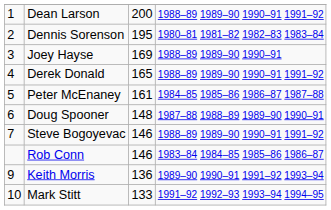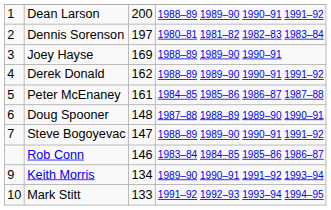(142, 34) 195 -> (142, 34) 197
(142, 74) 165 -> (142, 74) 162
(142, 134) 146 -> (142, 134) 147
(142, 174) 136 -> (142, 174) 134
